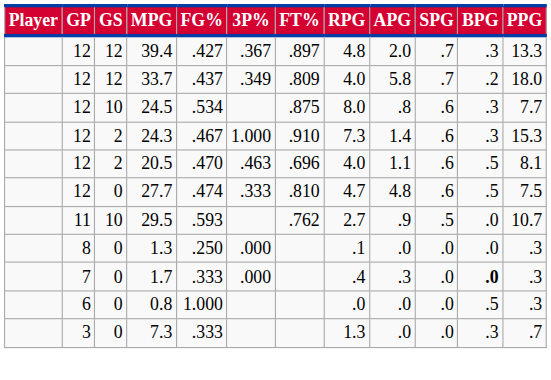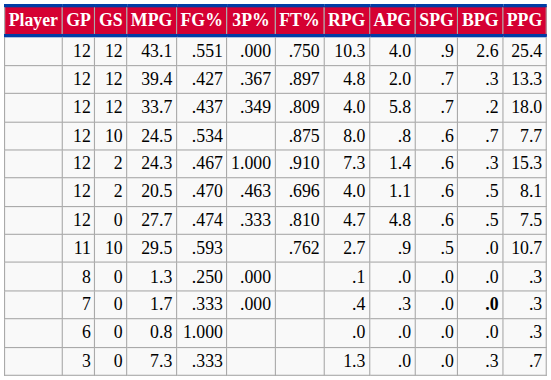+ row: (157, 51)
(492, 107) .3 -> (492, 135) .7
(492, 304) .5 -> (492, 332) .0
